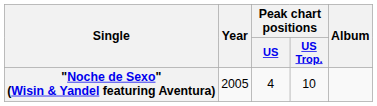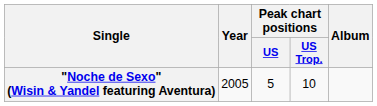(271, 84) 4 -> (271, 84) 5
